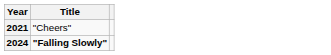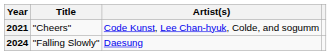+ column: (212, 12)
(70, 43) bold -> (66, 43) normal
